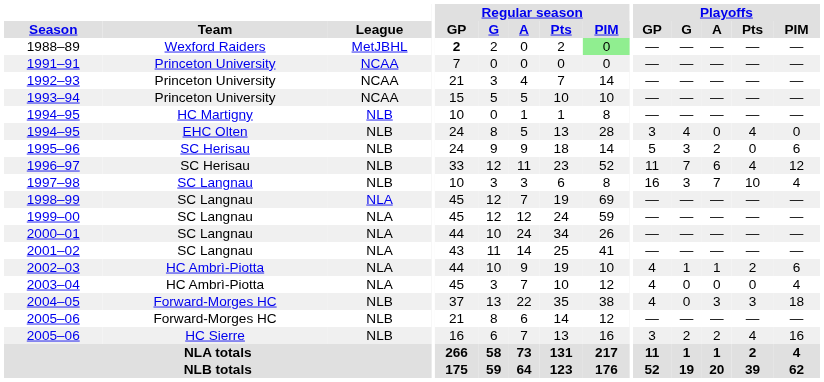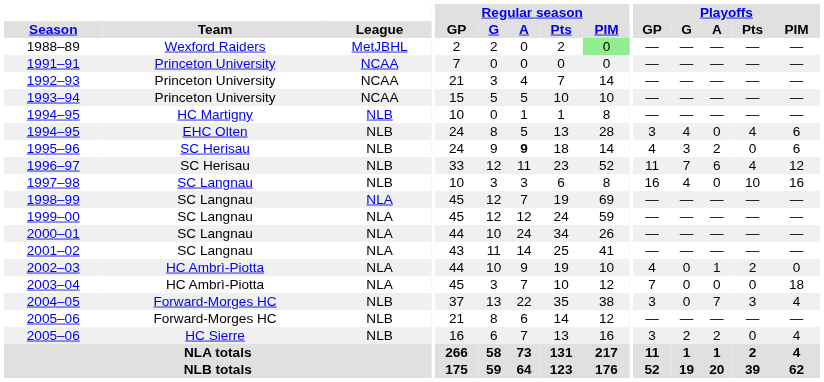(457, 46) bold -> (457, 46) normal
(797, 131) 0 -> (797, 131) 6
(524, 148) normal -> (524, 148) bold
(652, 148) 5 -> (652, 148) 4
(686, 182) 3 -> (686, 182) 4
(717, 182) 7 -> (717, 182) 0
(797, 182) 4 -> (797, 182) 16
(686, 267) 1 -> (686, 267) 0
(797, 267) 6 -> (797, 267) 0
(652, 284) 4 -> (652, 284) 7
(797, 284) 4 -> (797, 284) 18
(652, 301) 4 -> (652, 301) 3
(717, 301) 3 -> (717, 301) 7
(797, 301) 18 -> (797, 301) 4
(753, 335) 4 -> (753, 335) 0
(797, 335) 16 -> (797, 335) 4
